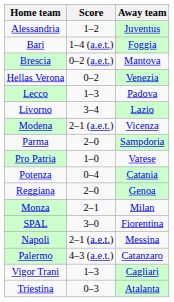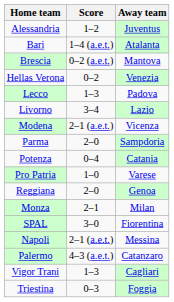(142, 45) Foggia -> (142, 45) Atalanta
rows swapped: (35, 175) <-> (35, 158)
(142, 288) Atalanta -> (142, 288) Foggia
